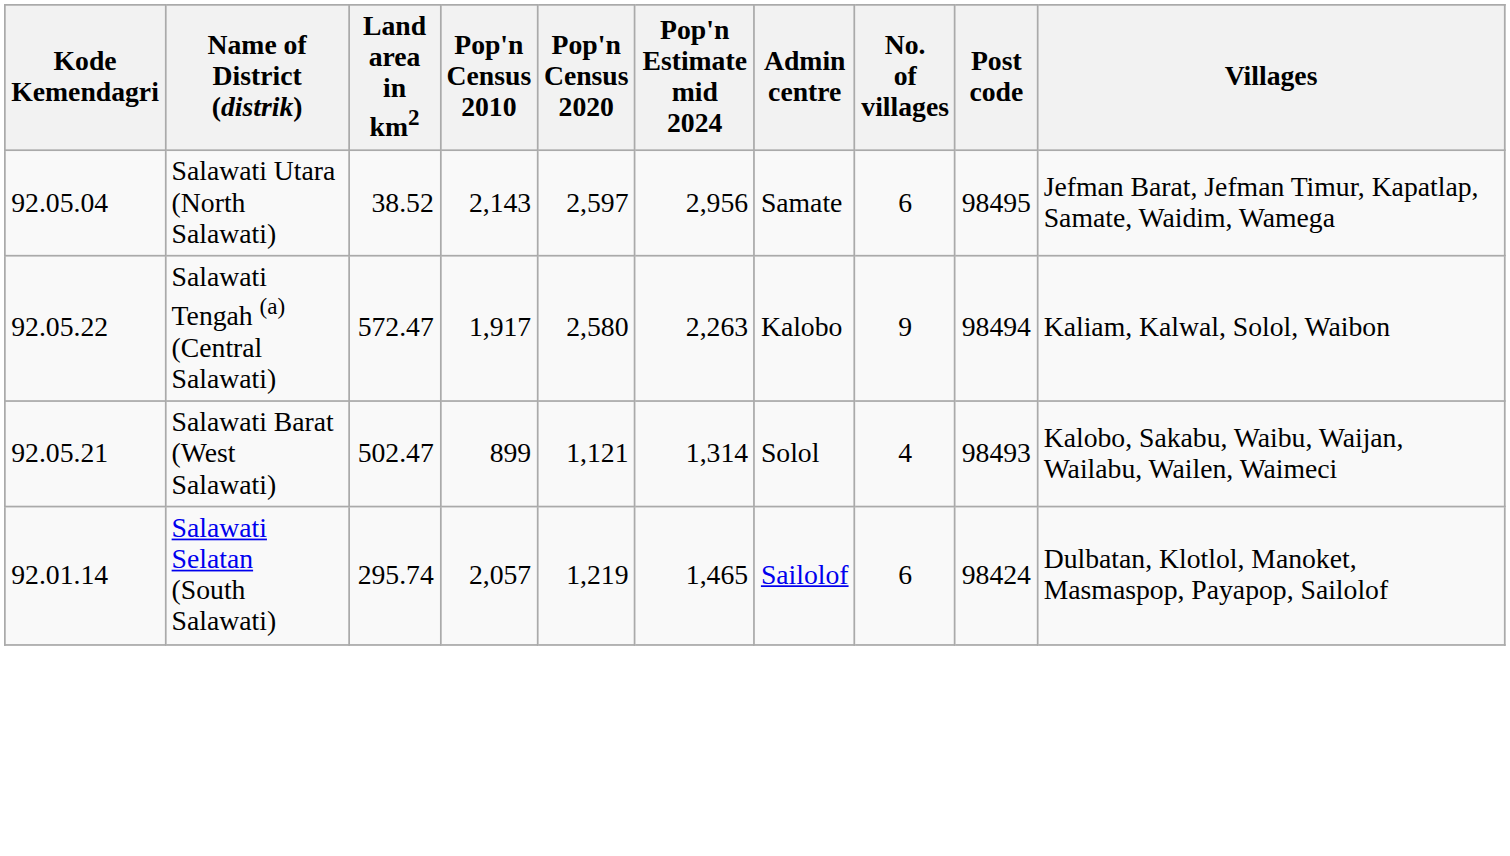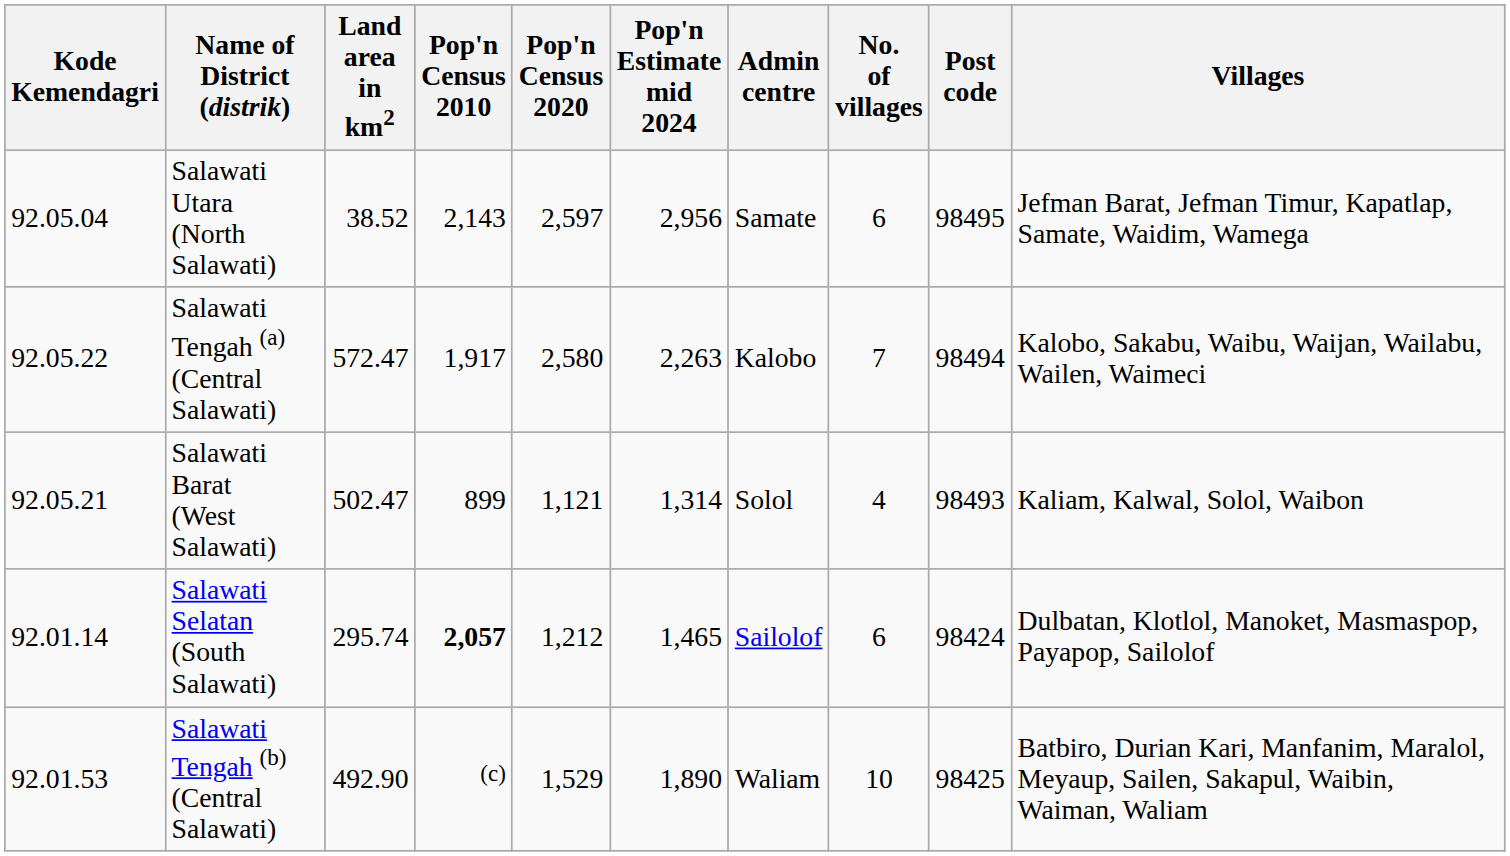(905, 327) 9 -> (879, 359) 7
(1217, 327) Kaliam, Kalwal, Solol, Waibon -> (1250, 359) Kalobo, Sakabu, Waibu, Waijan, Wailabu, Wailen, Waimeci
(1224, 453) Kalobo, Sakabu, Waibu, Waijan, Wailabu, Wailen, Waimeci -> (1191, 500) Kaliam, Kalwal, Solol, Waibon
(500, 575) normal -> (475, 637) bold
(597, 575) 1,219 -> (572, 637) 1,212
+ row: (229, 778)
